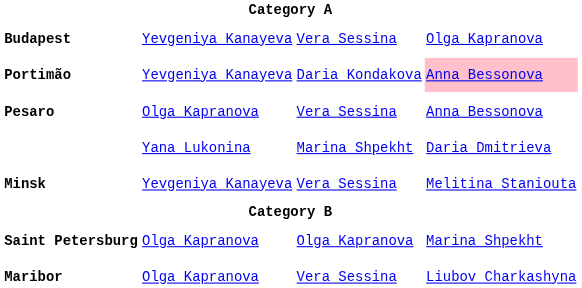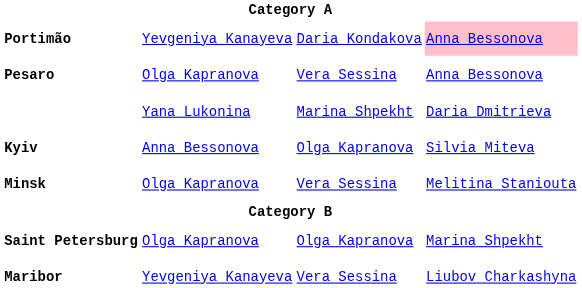- row: (38, 39)
+ row: (21, 148)
(217, 184) Yevgeniya Kanayeva -> (200, 184) Olga Kapranova
(200, 277) Olga Kapranova -> (217, 277) Yevgeniya Kanayeva
